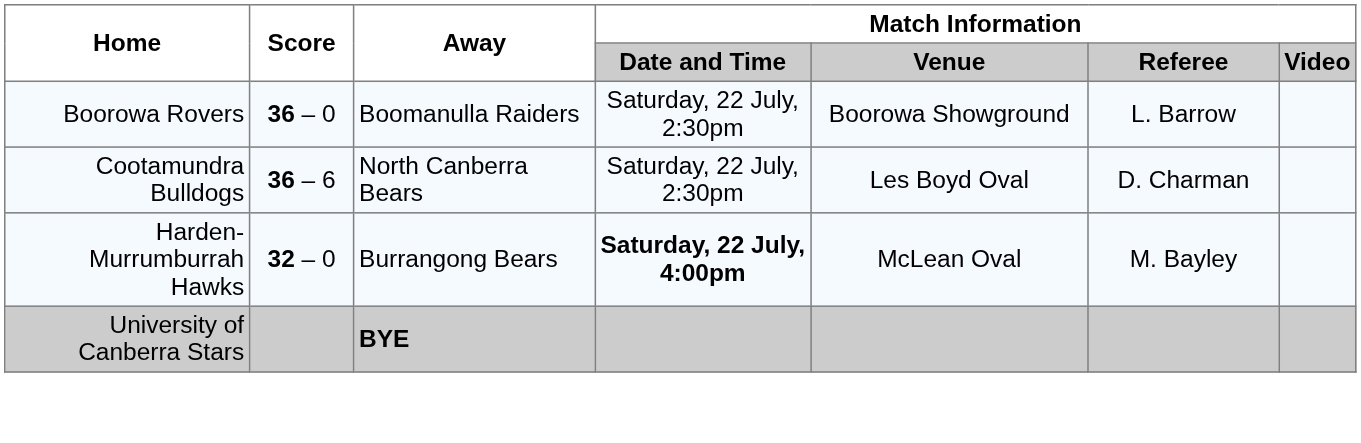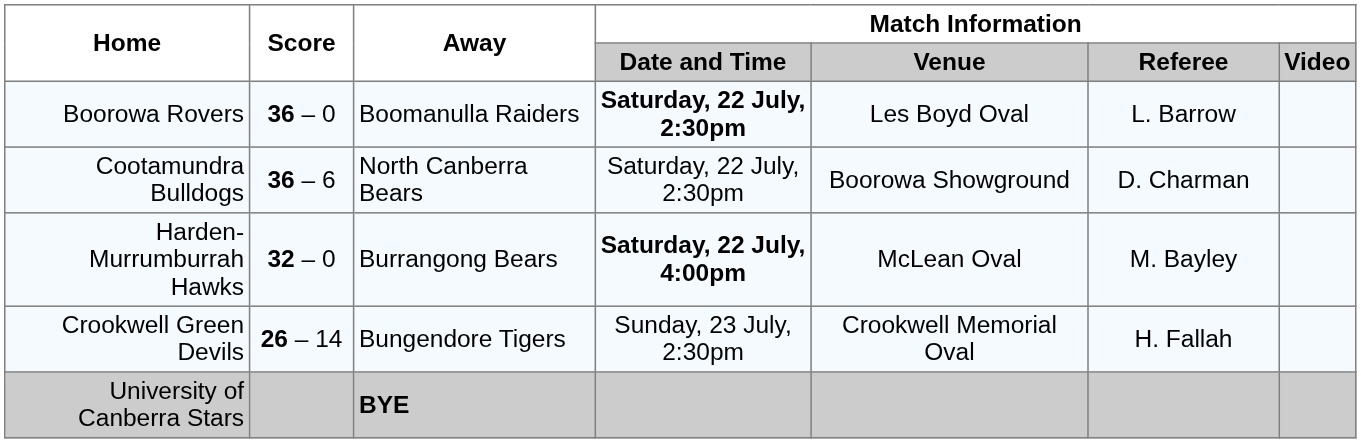(703, 113) normal -> (703, 113) bold
(949, 113) Boorowa Showground -> (949, 113) Les Boyd Oval
(949, 179) Les Boyd Oval -> (949, 179) Boorowa Showground
+ row: (153, 338)
